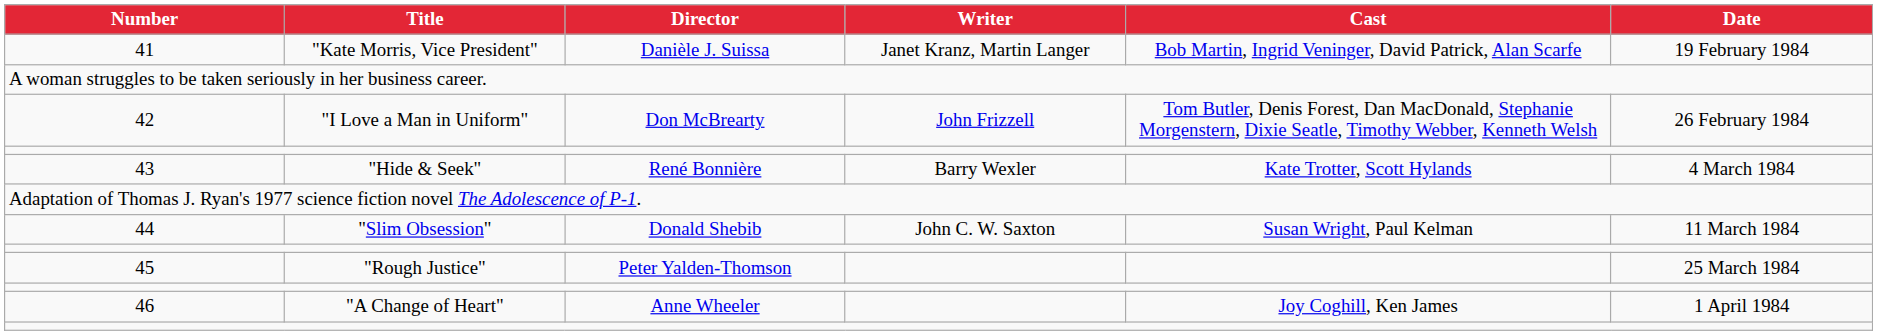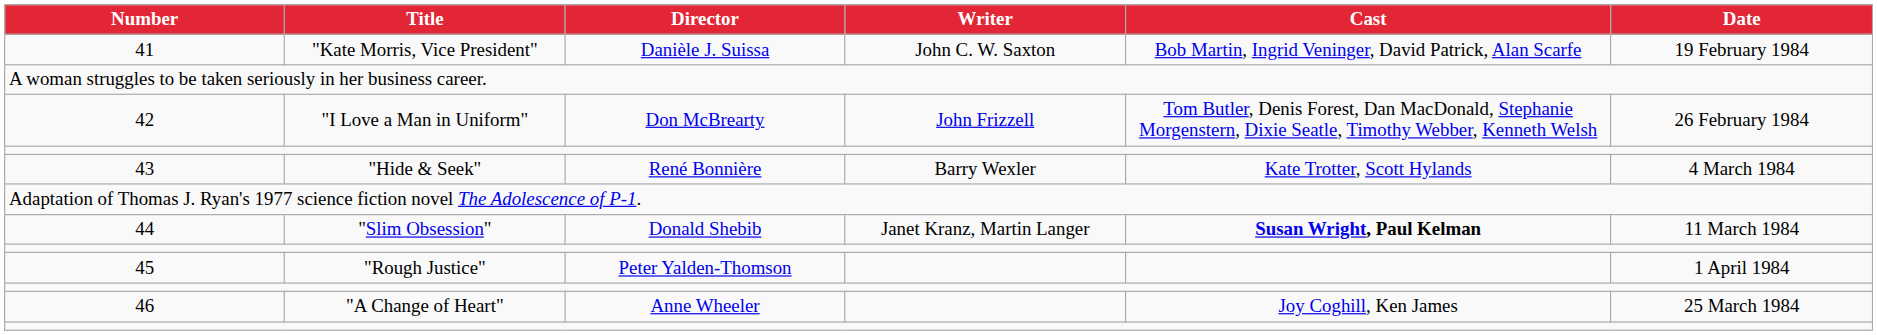(985, 49) Janet Kranz, Martin Langer -> (985, 49) John C. W. Saxton
(985, 229) John C. W. Saxton -> (985, 229) Janet Kranz, Martin Langer
(1368, 229) normal -> (1368, 229) bold
(1742, 267) 25 March 1984 -> (1742, 267) 1 April 1984
(1742, 306) 1 April 1984 -> (1742, 306) 25 March 1984
